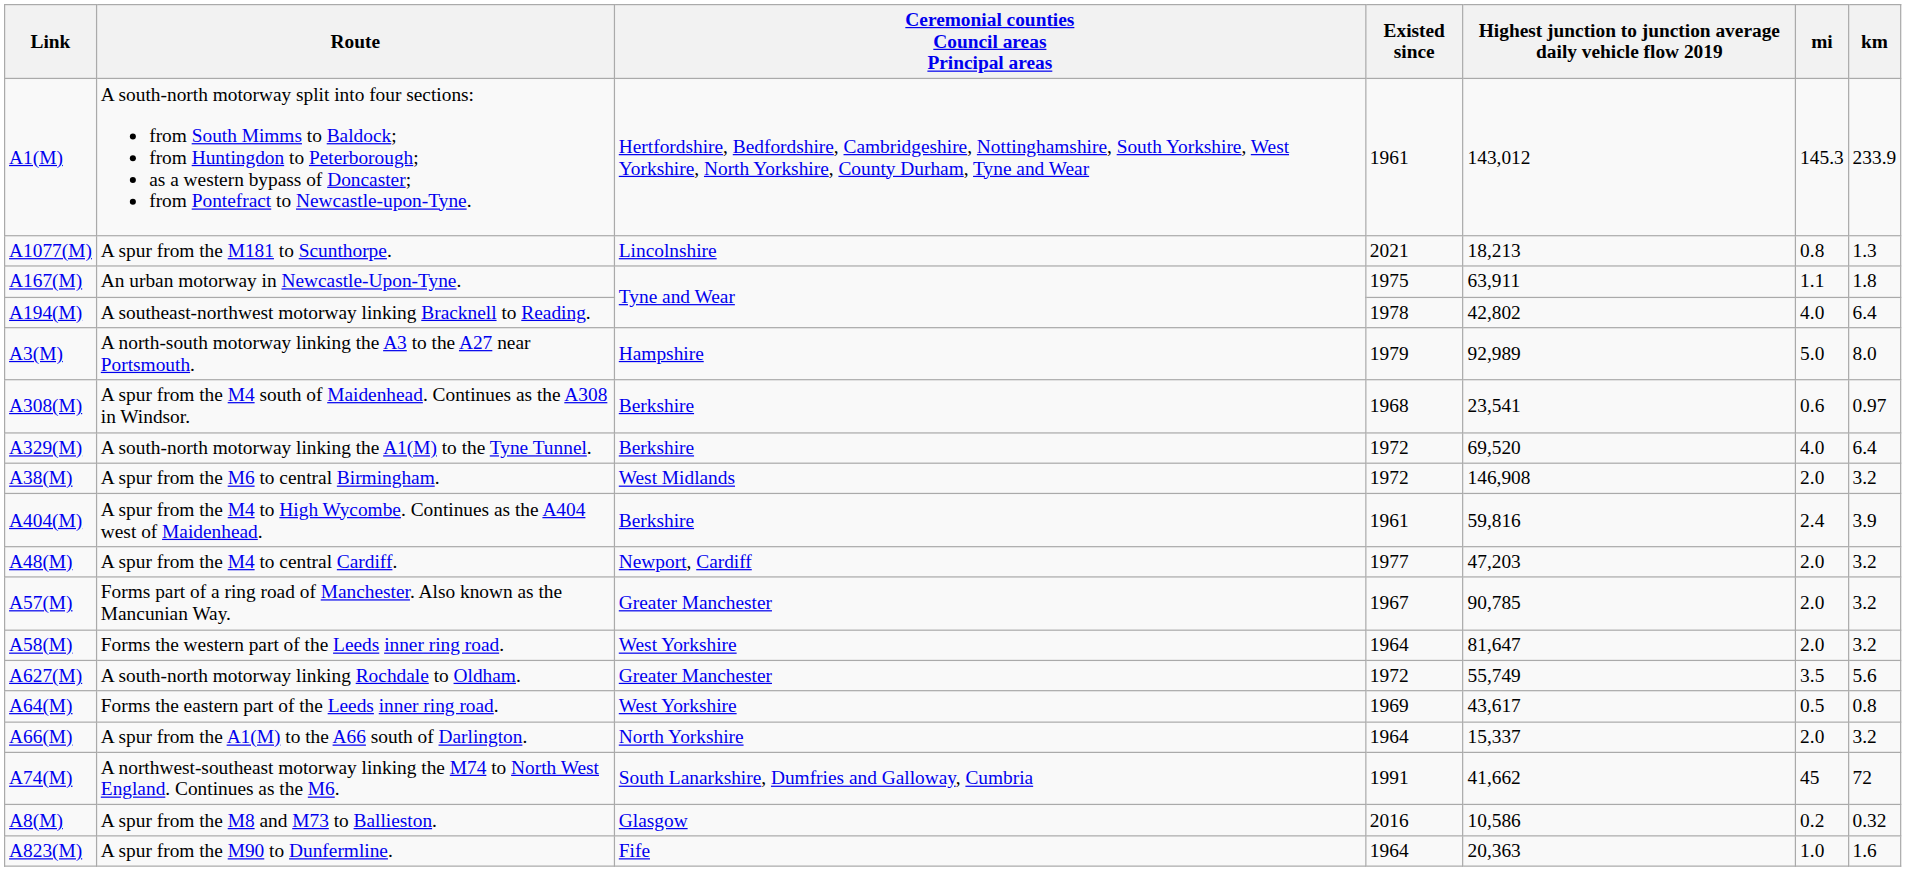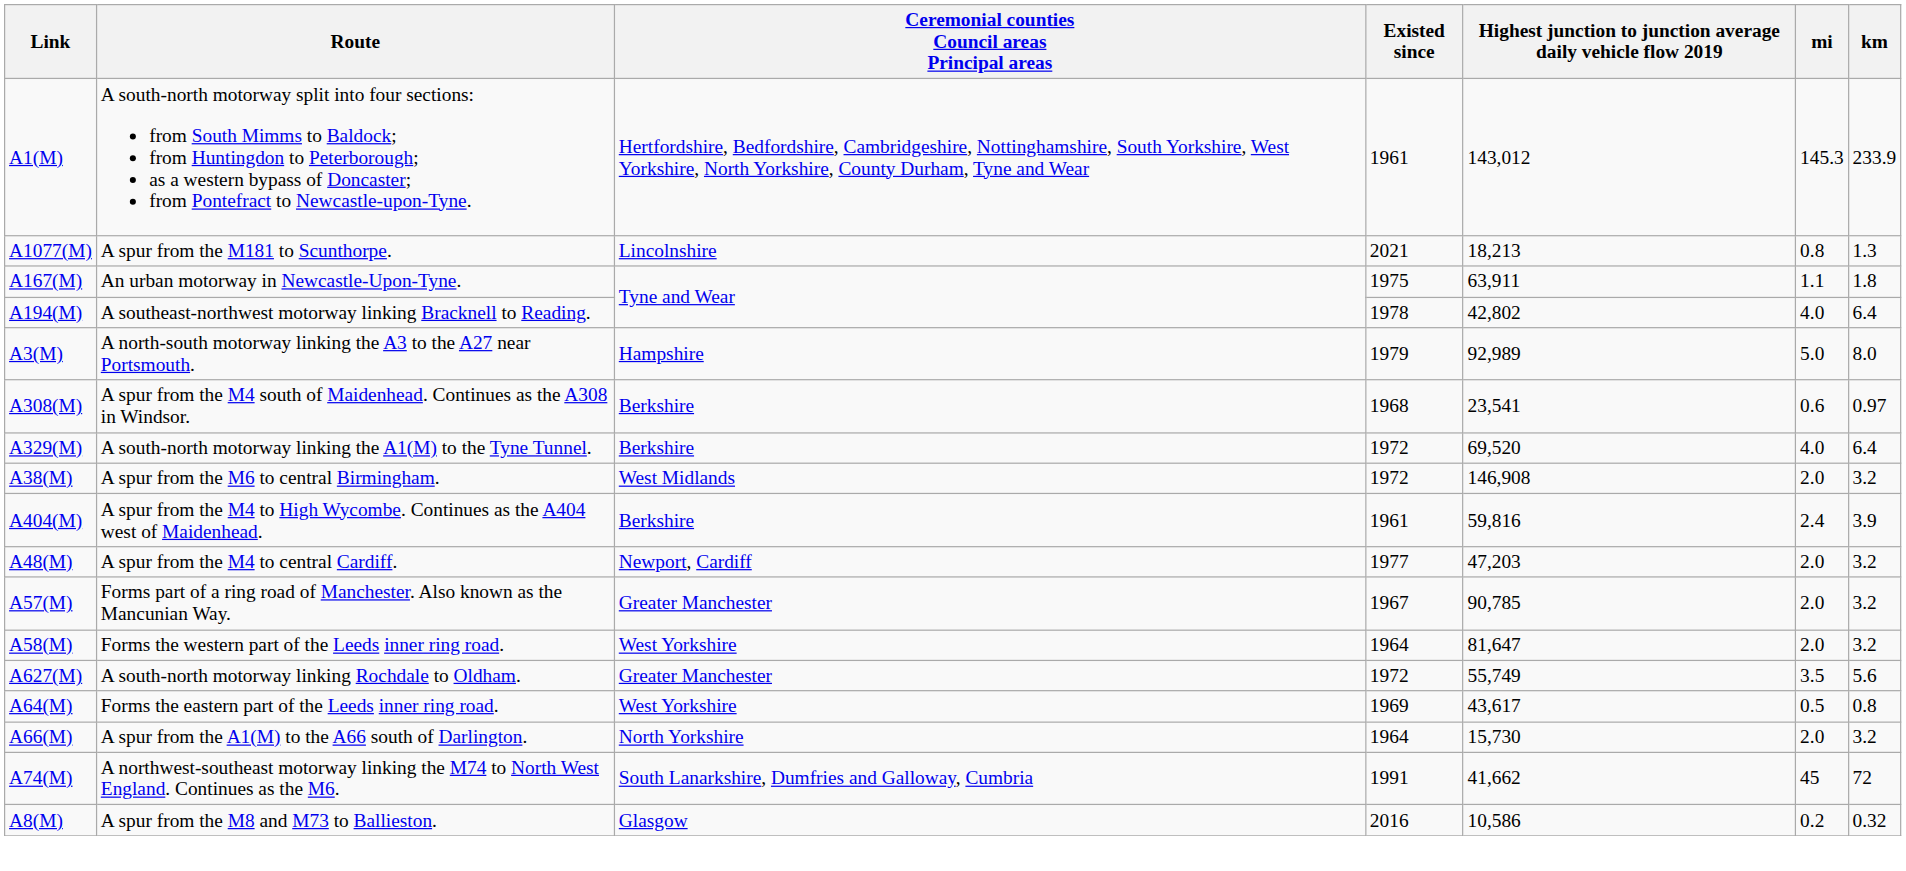(1494, 736) 15,337 -> (1494, 736) 15,730
- row: (46, 850)
